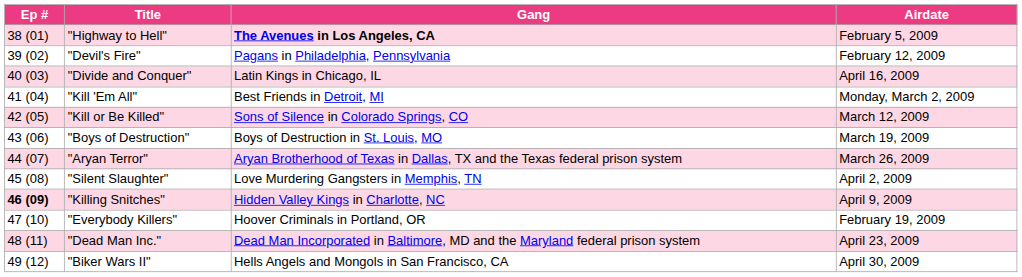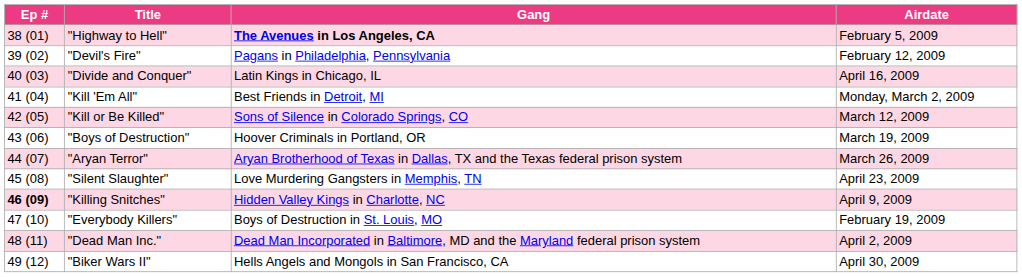(338, 138) Boys of Destruction in St. Louis, MO -> (330, 138) Hoover Criminals in Portland, OR
(876, 179) April 2, 2009 -> (879, 179) April 23, 2009
(330, 220) Hoover Criminals in Portland, OR -> (338, 220) Boys of Destruction in St. Louis, MO
(879, 240) April 23, 2009 -> (876, 240) April 2, 2009
